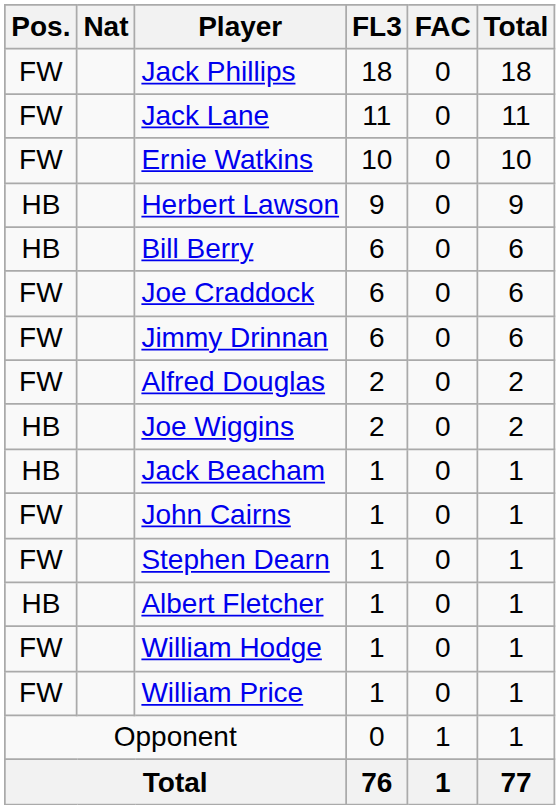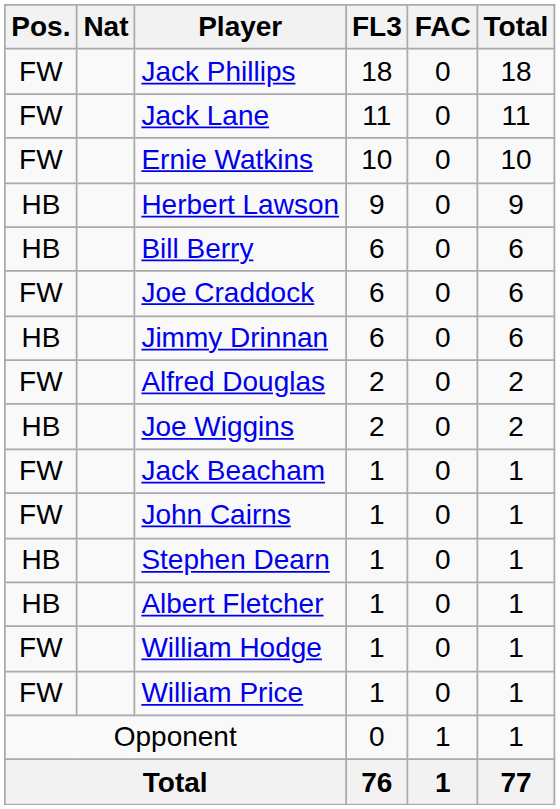(41, 337) FW -> (41, 337) HB
(41, 470) HB -> (41, 470) FW
(41, 559) FW -> (41, 559) HB
